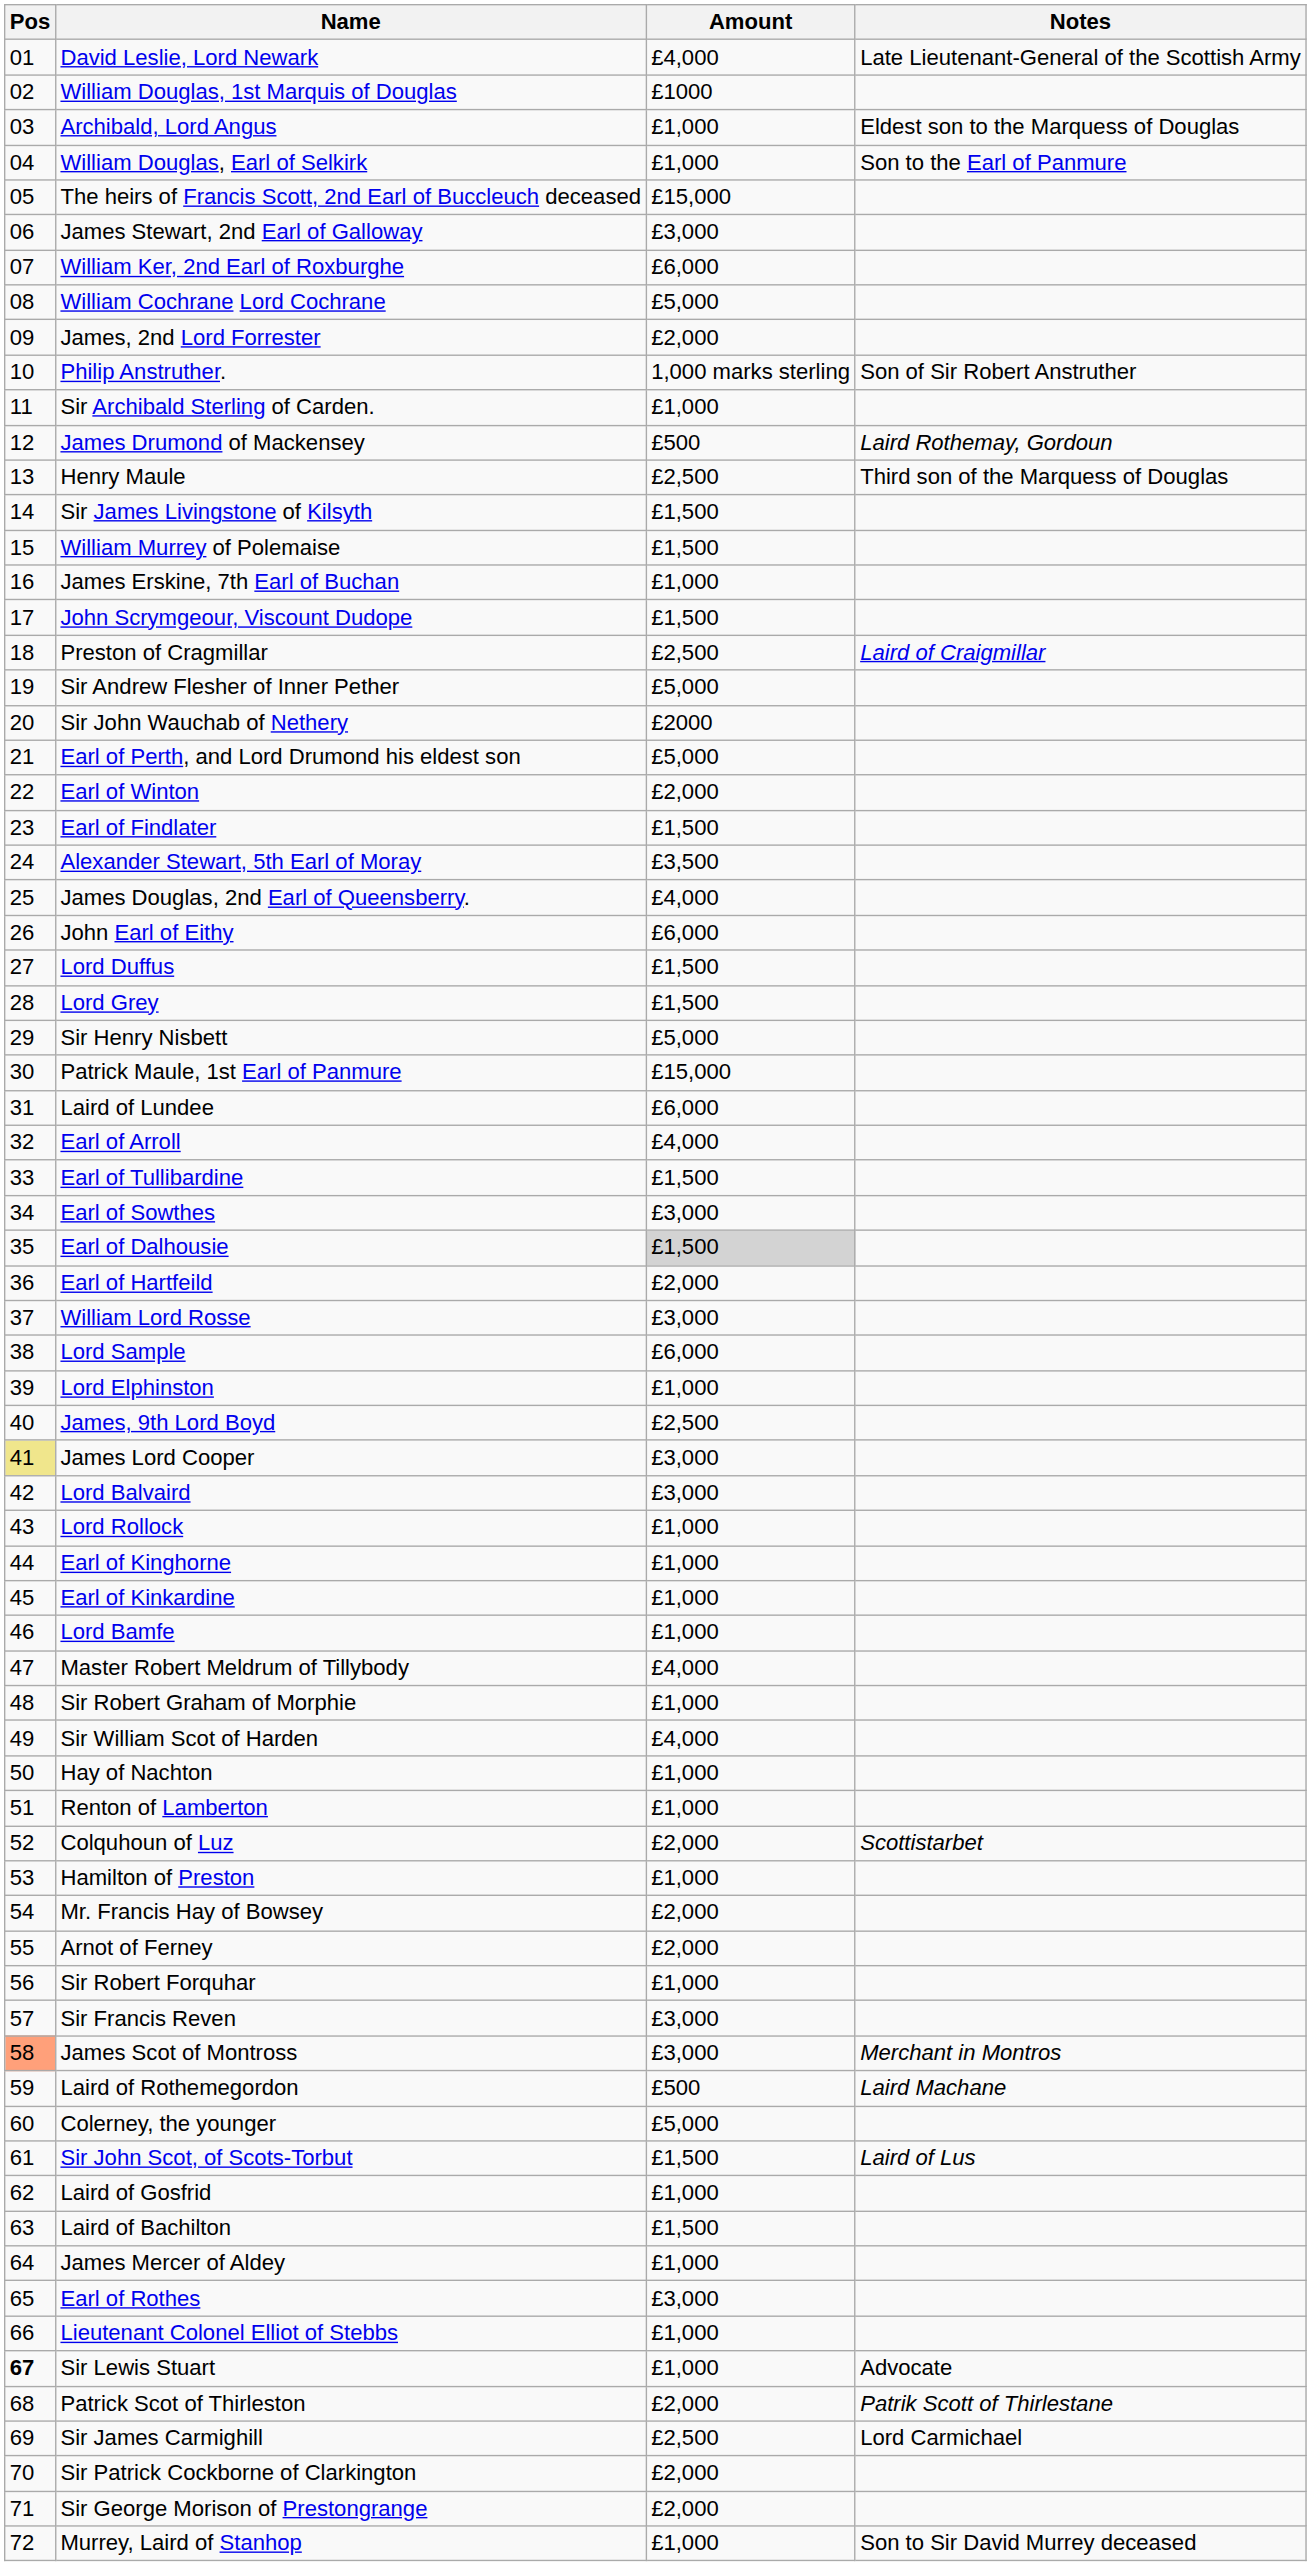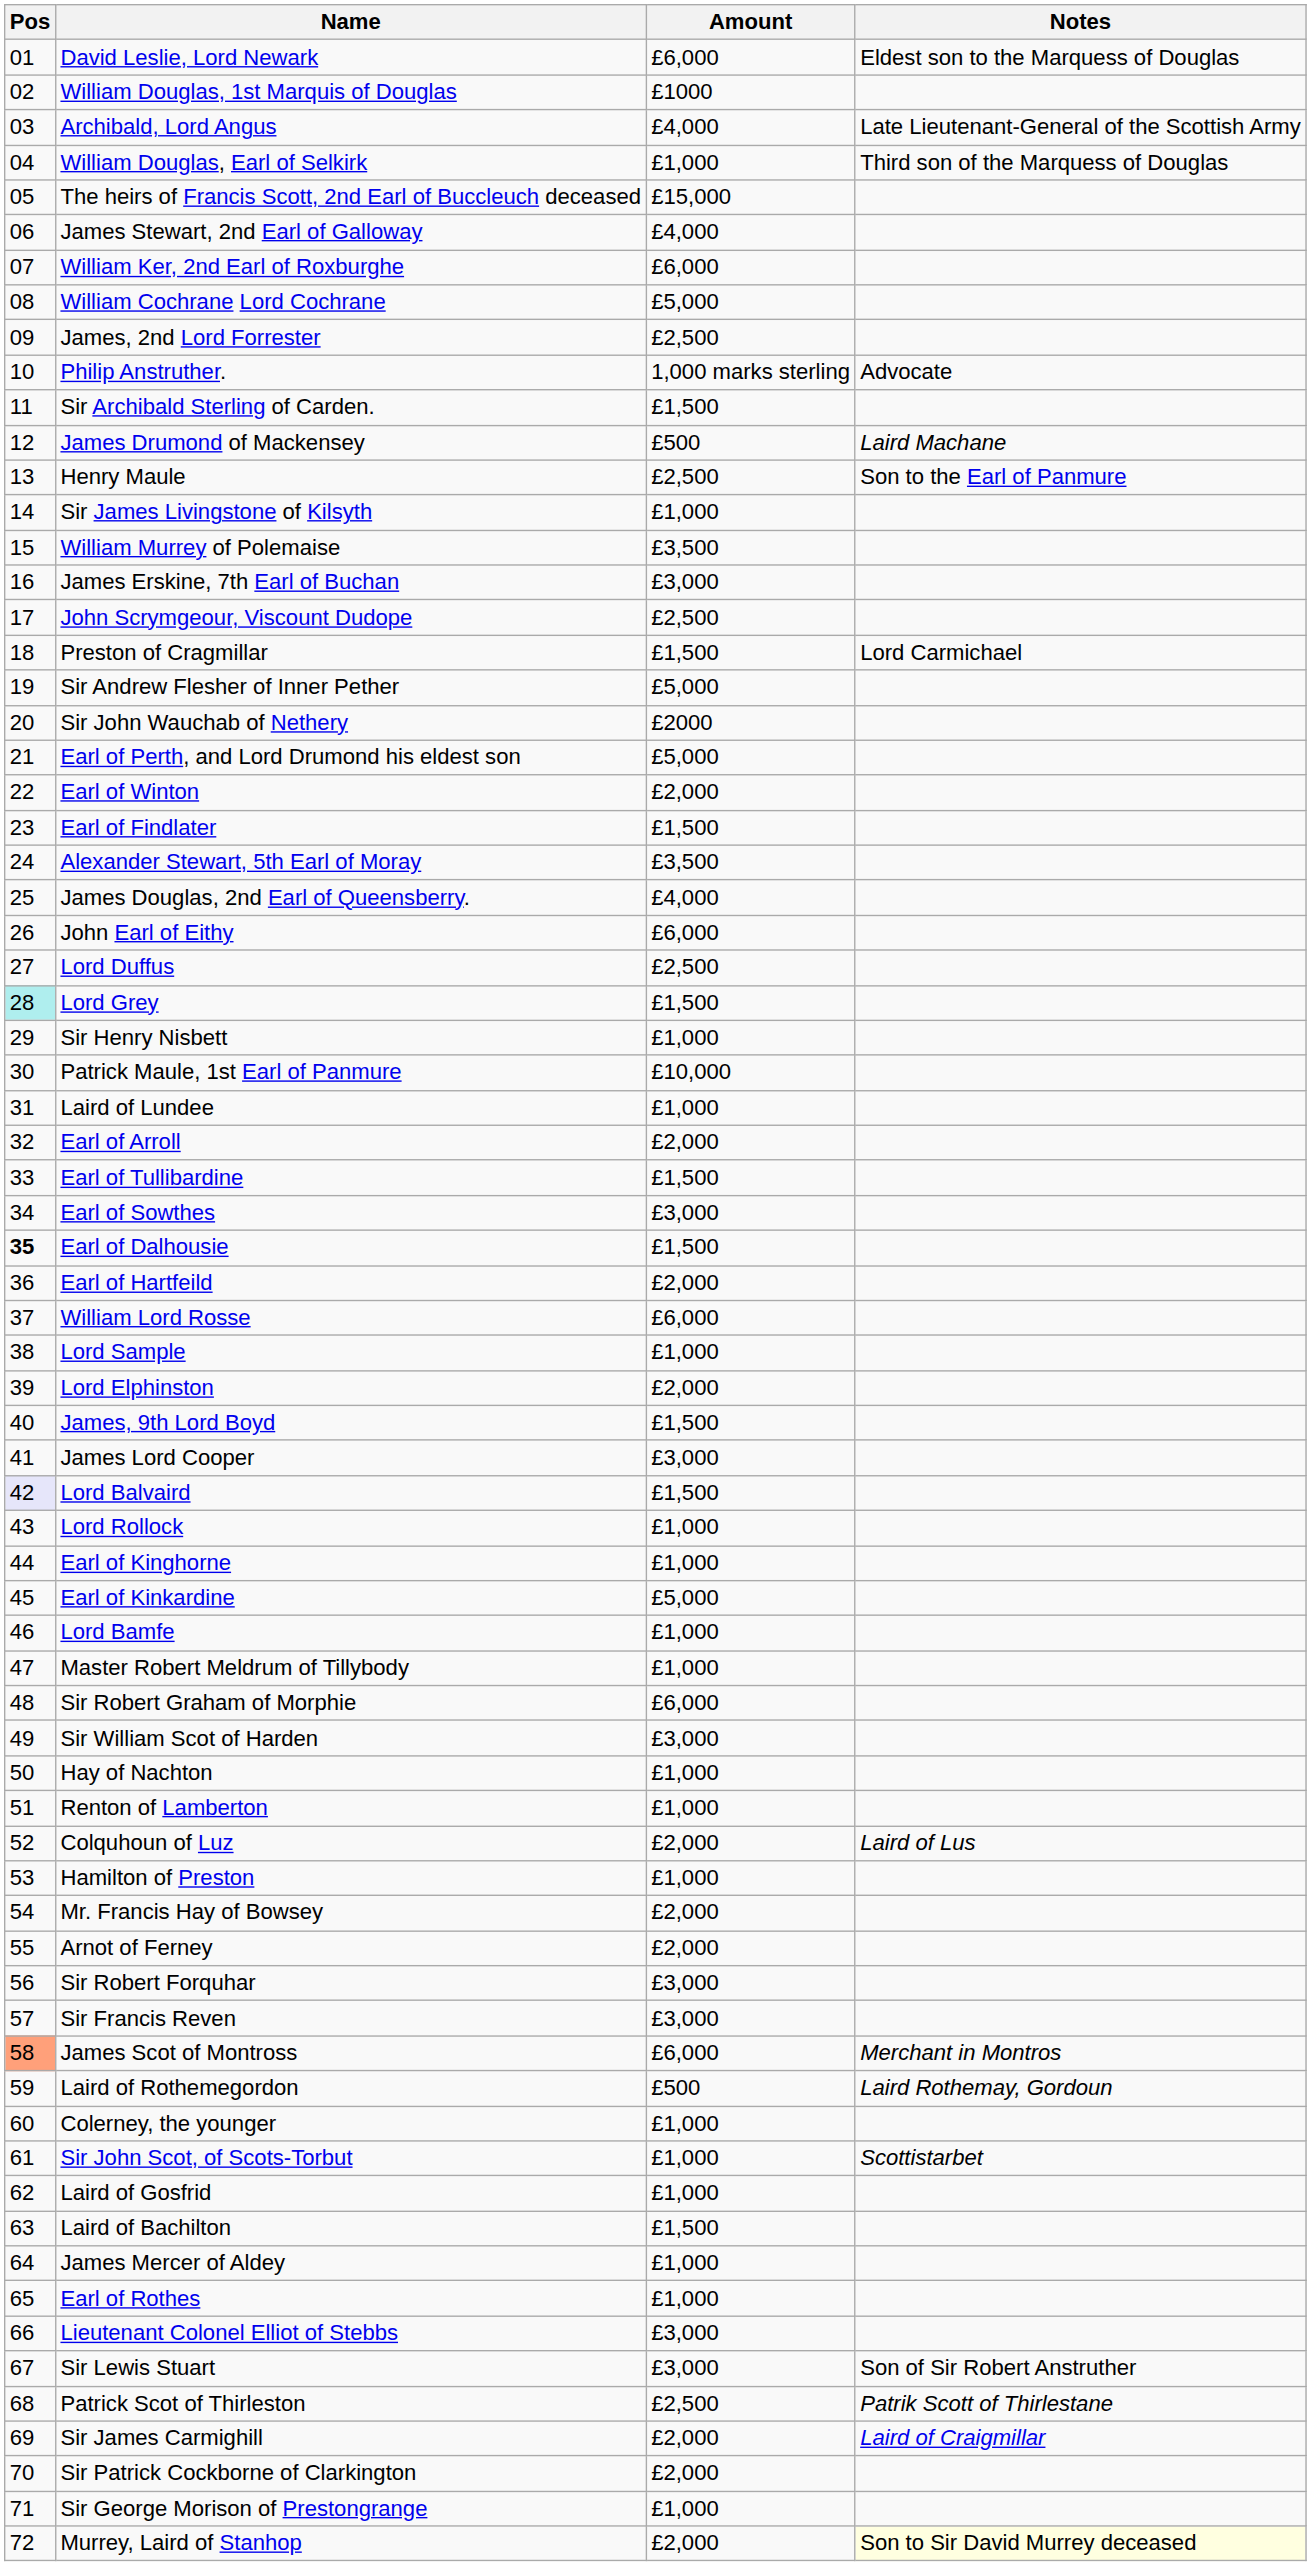(685, 57) £4,000 -> (685, 57) £6,000
(1080, 57) Late Lieutenant-General of the Scottish Army -> (1050, 57) Eldest son to the Marquess of Douglas
(685, 127) £1,000 -> (685, 127) £4,000
(1050, 127) Eldest son to the Marquess of Douglas -> (1080, 127) Late Lieutenant-General of the Scottish Army
(993, 162) Son to the Earl of Panmure -> (1044, 162) Third son of the Marquess of Douglas
(685, 232) £3,000 -> (685, 232) £4,000
(685, 337) £2,000 -> (685, 337) £2,500
(998, 372) Son of Sir Robert Anstruther -> (906, 372) Advocate
(685, 407) £1,000 -> (685, 407) £1,500
(986, 442) Laird Rothemay, Gordoun -> (933, 442) Laird Machane
(1044, 477) Third son of the Marquess of Douglas -> (993, 477) Son to the Earl of Panmure
(685, 512) £1,500 -> (685, 512) £1,000
(685, 547) £1,500 -> (685, 547) £3,500
(685, 582) £1,000 -> (685, 582) £3,000
(685, 617) £1,500 -> (685, 617) £2,500
(685, 652) £2,500 -> (685, 652) £1,500
(953, 652) Laird of Craigmillar -> (941, 652) Lord Carmichael
(685, 967) £1,500 -> (685, 967) £2,500
(22, 1002) no background -> (22, 1002) paleturquoise background
(685, 1037) £5,000 -> (685, 1037) £1,000
(691, 1072) £15,000 -> (691, 1072) £10,000
(685, 1107) £6,000 -> (685, 1107) £1,000
(685, 1142) £4,000 -> (685, 1142) £2,000
(22, 1247) normal -> (22, 1247) bold
(685, 1247) lightgrey background -> (685, 1247) no background
(685, 1317) £3,000 -> (685, 1317) £6,000
(685, 1352) £6,000 -> (685, 1352) £1,000
(685, 1387) £1,000 -> (685, 1387) £2,000
(685, 1422) £2,500 -> (685, 1422) £1,500
(22, 1457) khaki background -> (22, 1457) no background
(22, 1492) no background -> (22, 1492) lavender background
(685, 1492) £3,000 -> (685, 1492) £1,500
(685, 1597) £1,000 -> (685, 1597) £5,000
(685, 1667) £4,000 -> (685, 1667) £1,000
(685, 1702) £1,000 -> (685, 1702) £6,000
(685, 1737) £4,000 -> (685, 1737) £3,000
(922, 1842) Scottistarbet -> (918, 1842) Laird of Lus
(685, 1982) £1,000 -> (685, 1982) £3,000
(685, 2053) £3,000 -> (685, 2053) £6,000
(933, 2088) Laird Machane -> (986, 2088) Laird Rothemay, Gordoun
(685, 2123) £5,000 -> (685, 2123) £1,000
(685, 2158) £1,500 -> (685, 2158) £1,000
(918, 2158) Laird of Lus -> (922, 2158) Scottistarbet
(685, 2298) £3,000 -> (685, 2298) £1,000
(685, 2333) £1,000 -> (685, 2333) £3,000
(22, 2368) bold -> (22, 2368) normal
(685, 2368) £1,000 -> (685, 2368) £3,000
(906, 2368) Advocate -> (998, 2368) Son of Sir Robert Anstruther
(685, 2403) £2,000 -> (685, 2403) £2,500
(685, 2438) £2,500 -> (685, 2438) £2,000
(941, 2438) Lord Carmichael -> (953, 2438) Laird of Craigmillar
(685, 2508) £2,000 -> (685, 2508) £1,000
(685, 2543) £1,000 -> (685, 2543) £2,000
(1028, 2543) no background -> (1028, 2543) lightyellow background
